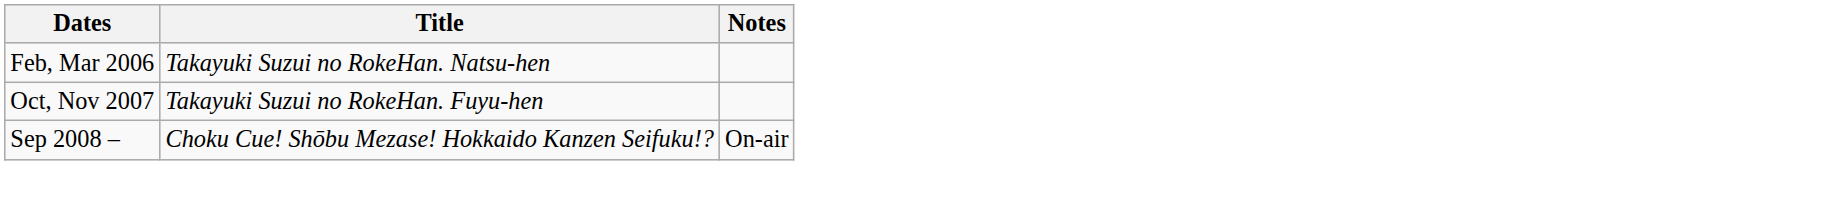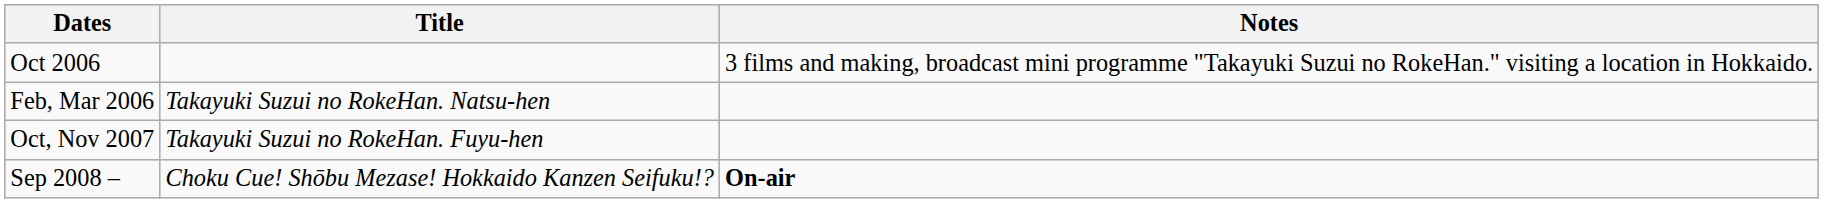+ row: (55, 62)
(757, 139) normal -> (760, 178) bold
